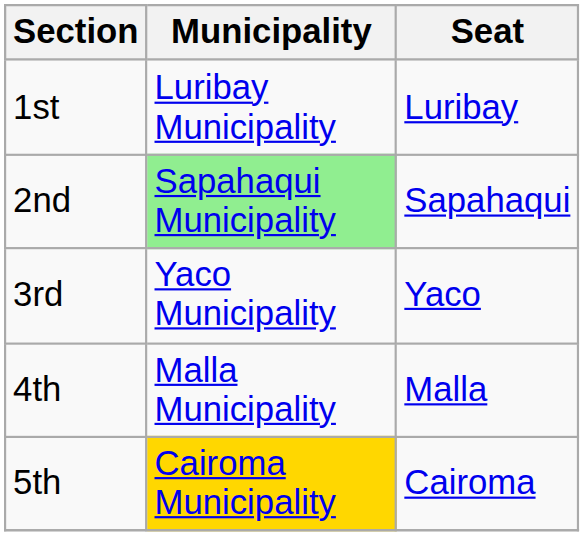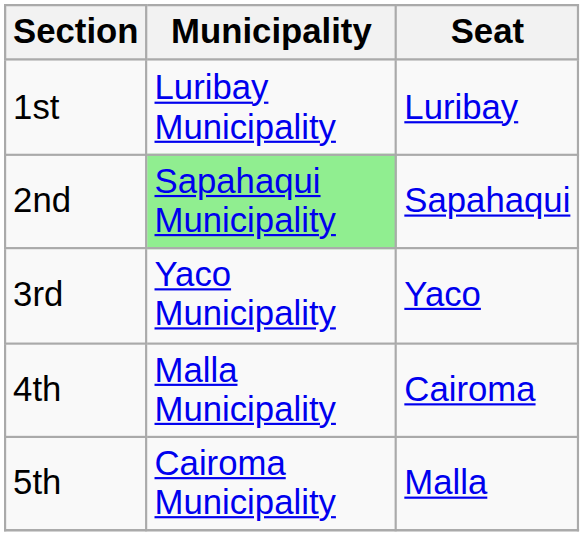(446, 388) Malla -> (470, 388) Cairoma
(245, 483) gold background -> (245, 483) no background
(470, 483) Cairoma -> (446, 483) Malla
